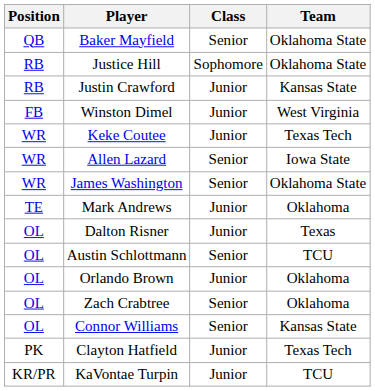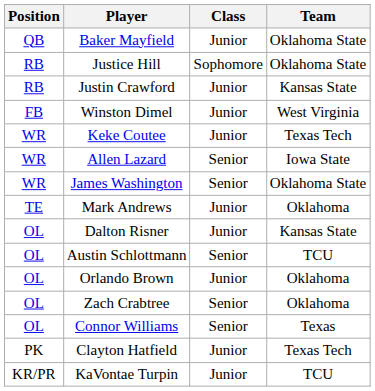(228, 40) Senior -> (228, 40) Junior
(318, 231) Texas -> (318, 231) Kansas State
(318, 326) Kansas State -> (318, 326) Texas
